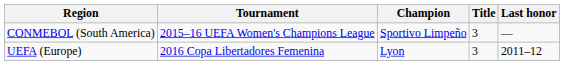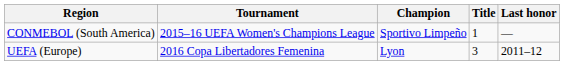(475, 32) 3 -> (475, 32) 1
